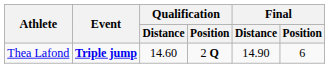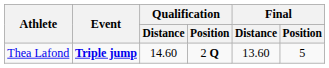(256, 53) 14.90 -> (256, 53) 13.60
(302, 53) 6 -> (302, 53) 5
